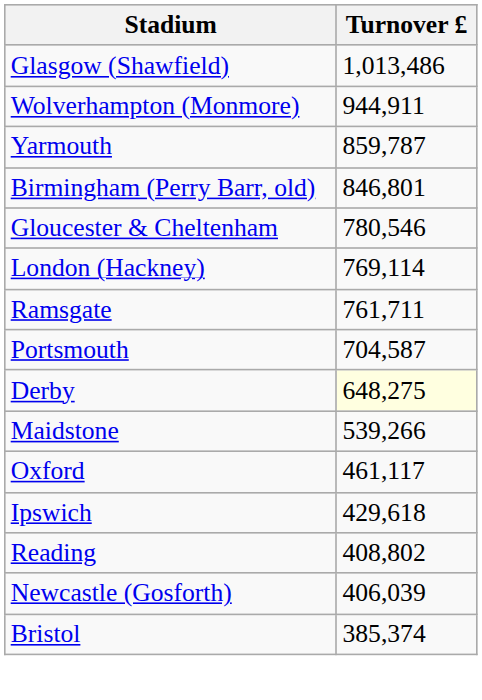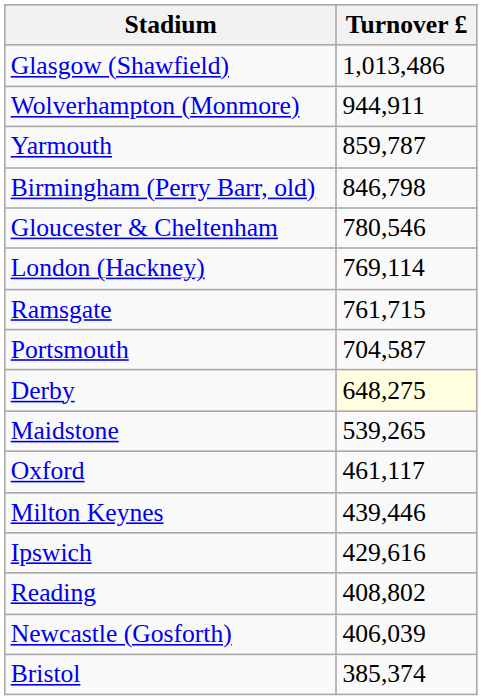(384, 187) 846,801 -> (384, 187) 846,798
(384, 308) 761,711 -> (384, 308) 761,715
(384, 430) 539,266 -> (384, 430) 539,265
+ row: (87, 512)
(384, 512) 429,618 -> (384, 552) 429,616
